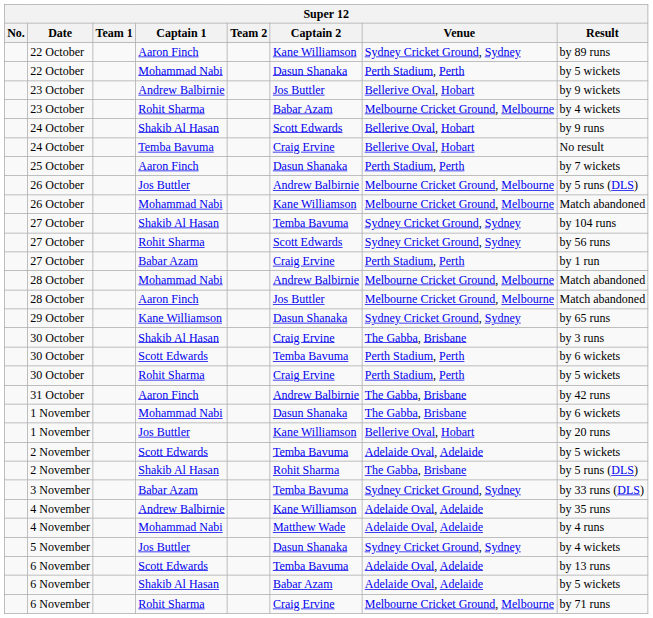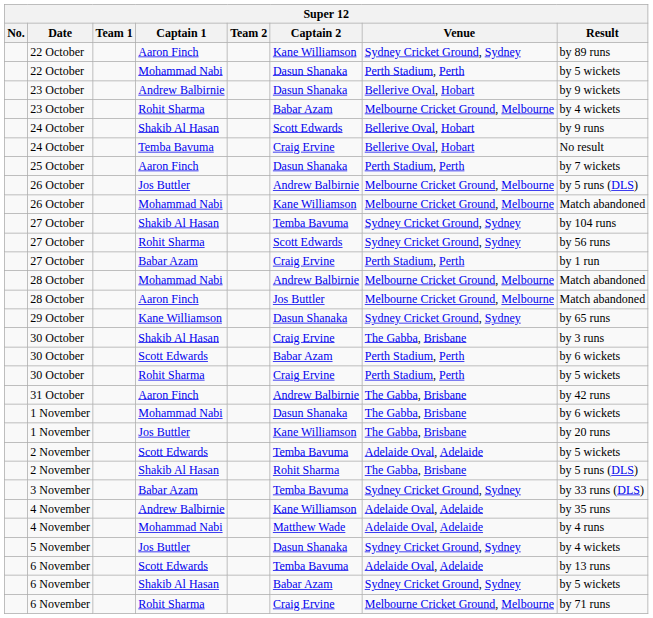(299, 90) Jos Buttler -> (310, 90) Dasun Shanaka
(311, 356) Temba Bavuma -> (303, 356) Babar Azam
(420, 432) Bellerive Oval, Hobart -> (416, 432) The Gabba, Brisbane
(424, 584) Adelaide Oval, Adelaide -> (443, 584) Sydney Cricket Ground, Sydney
